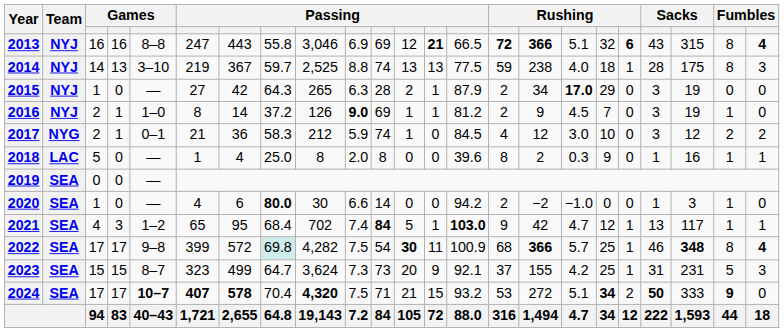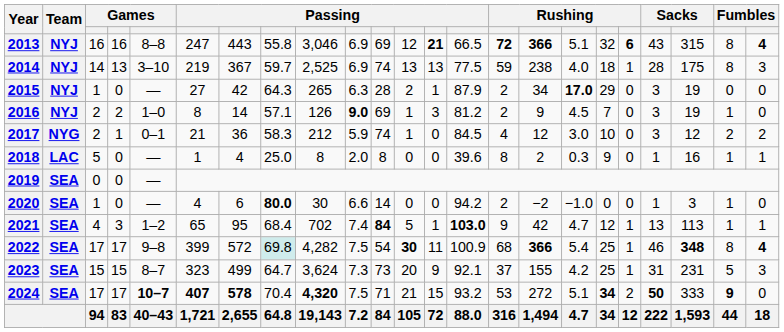(358, 67) 8.8 -> (358, 67) 6.9
(119, 112) 1 -> (119, 112) 2
(278, 112) 37.2 -> (278, 112) 57.1
(435, 112) 1 -> (435, 112) 3
(692, 225) 117 -> (692, 225) 113
(579, 248) 5.7 -> (579, 248) 5.4
